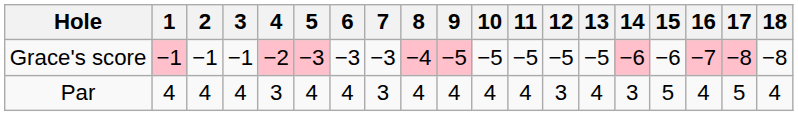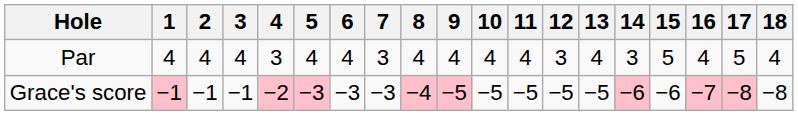rows swapped: (78, 92) <-> (78, 57)
